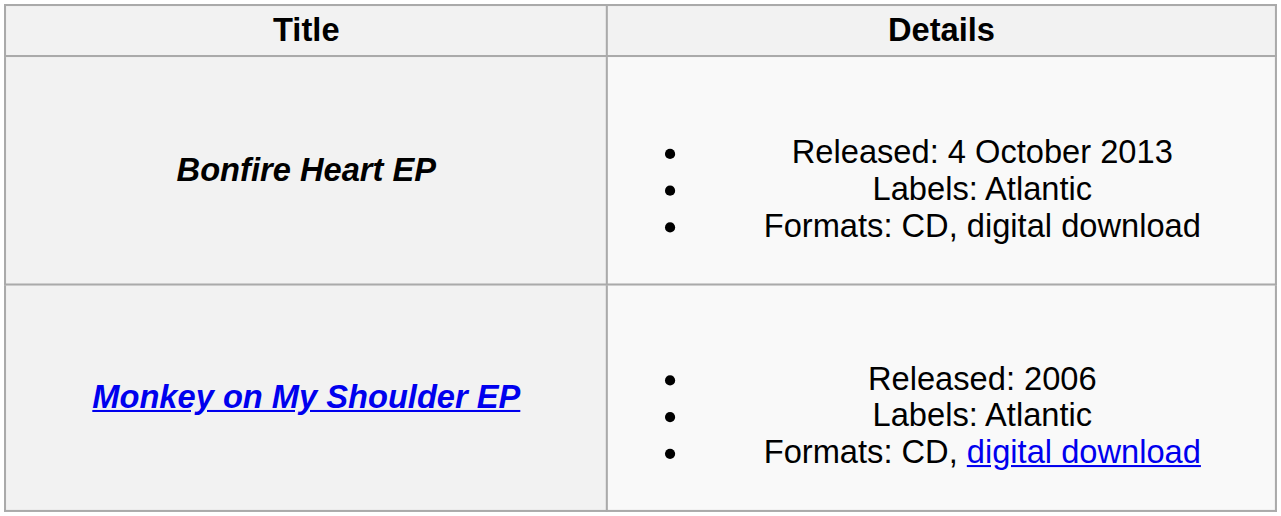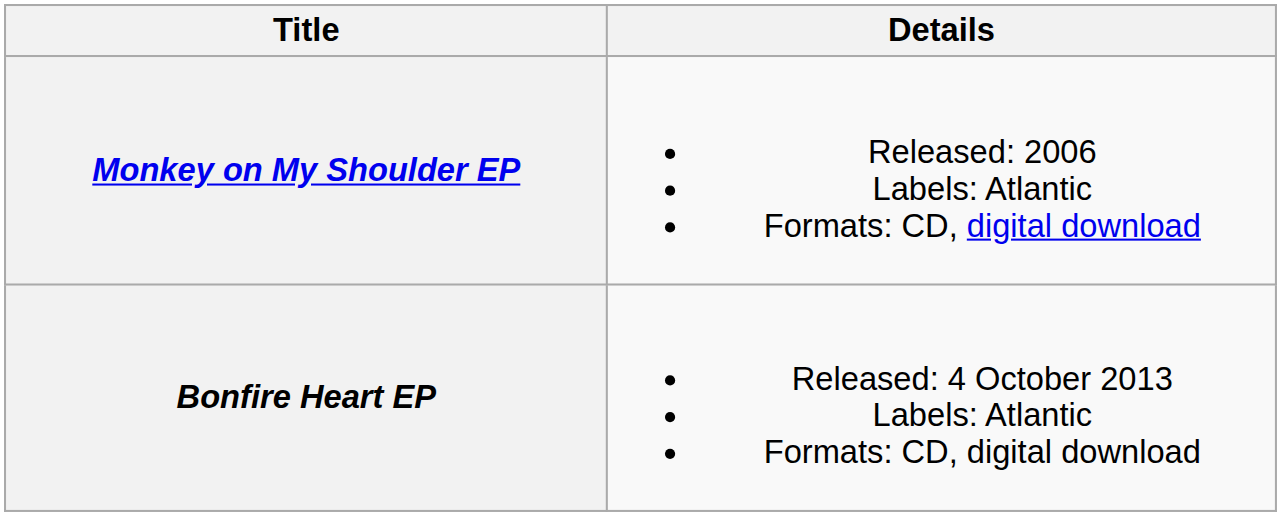rows swapped: (306, 397) <-> (306, 169)
